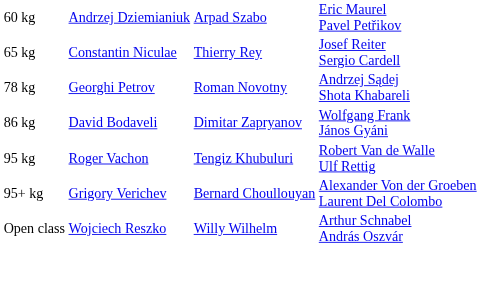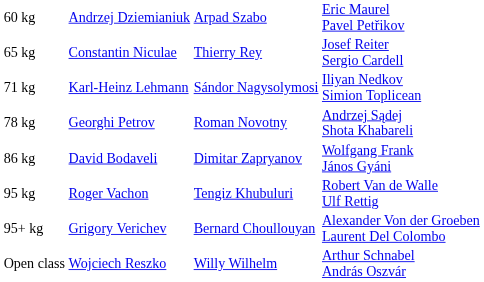+ row: (19, 87)
